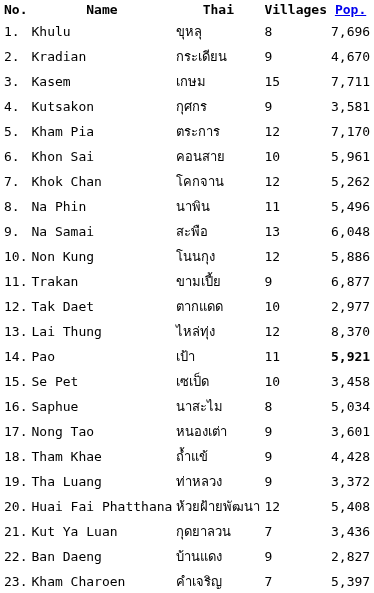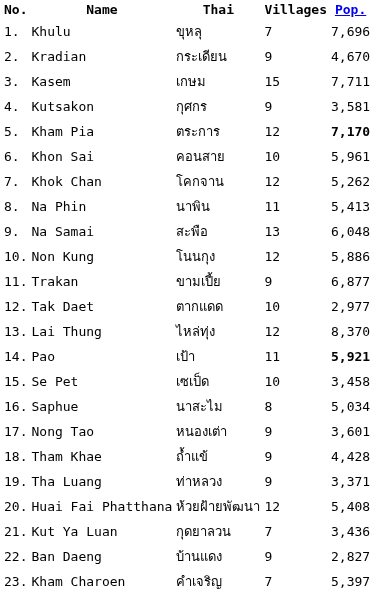(268, 32) 8 -> (268, 32) 7
(351, 132) normal -> (351, 132) bold
(351, 206) 5,496 -> (351, 206) 5,413
(351, 482) 3,372 -> (351, 482) 3,371
